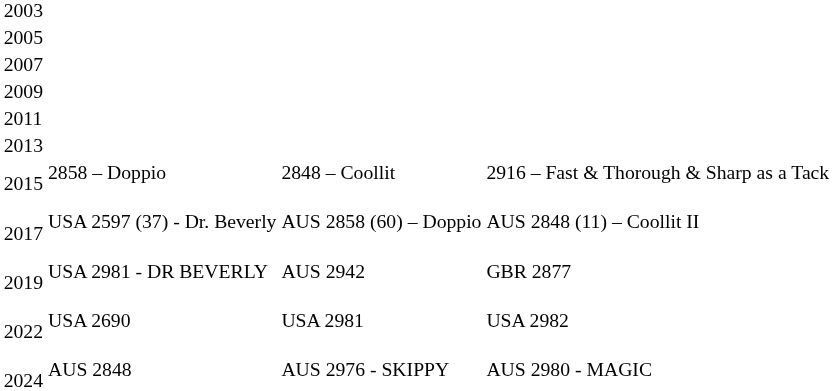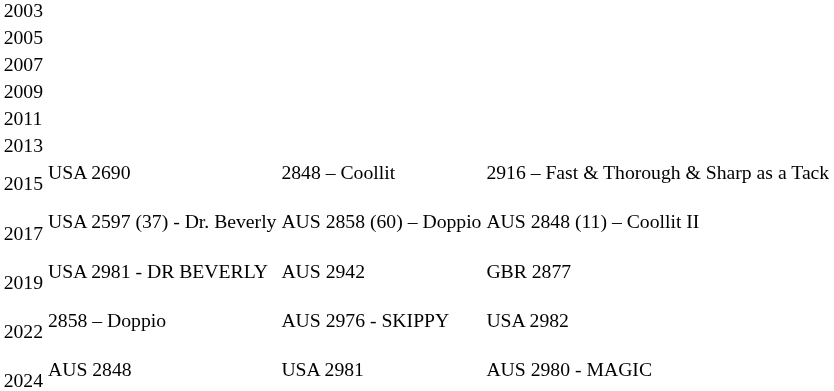(107, 173) 2858 – Doppio -> (89, 173) USA 2690
(89, 320) USA 2690 -> (107, 320) 2858 – Doppio
(323, 320) USA 2981 -> (365, 320) AUS 2976 - SKIPPY
(365, 369) AUS 2976 - SKIPPY -> (323, 369) USA 2981
